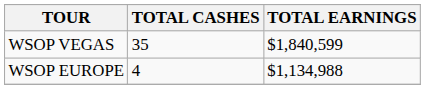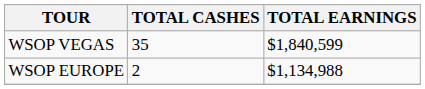(136, 71) 4 -> (136, 71) 2
